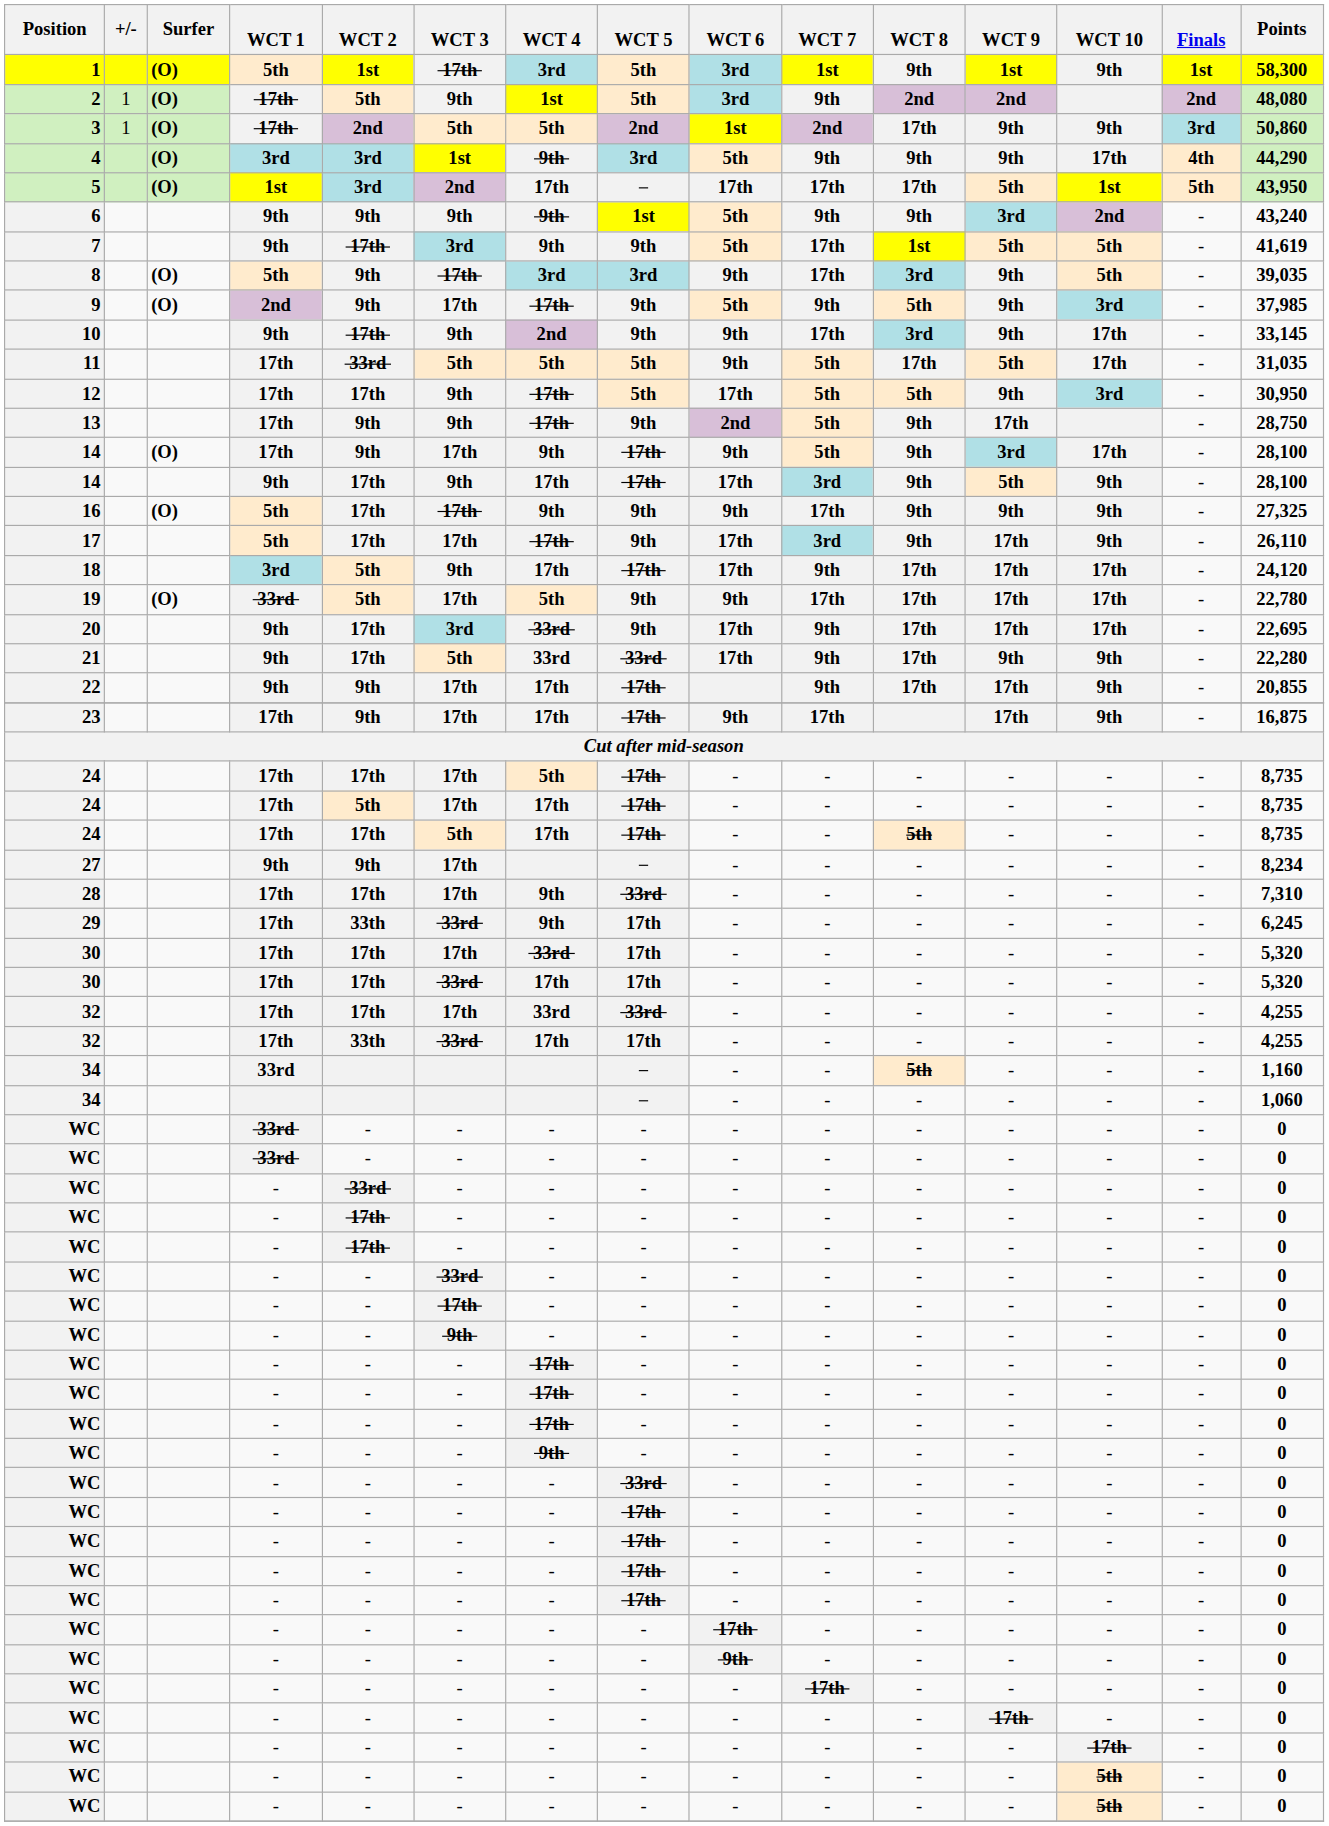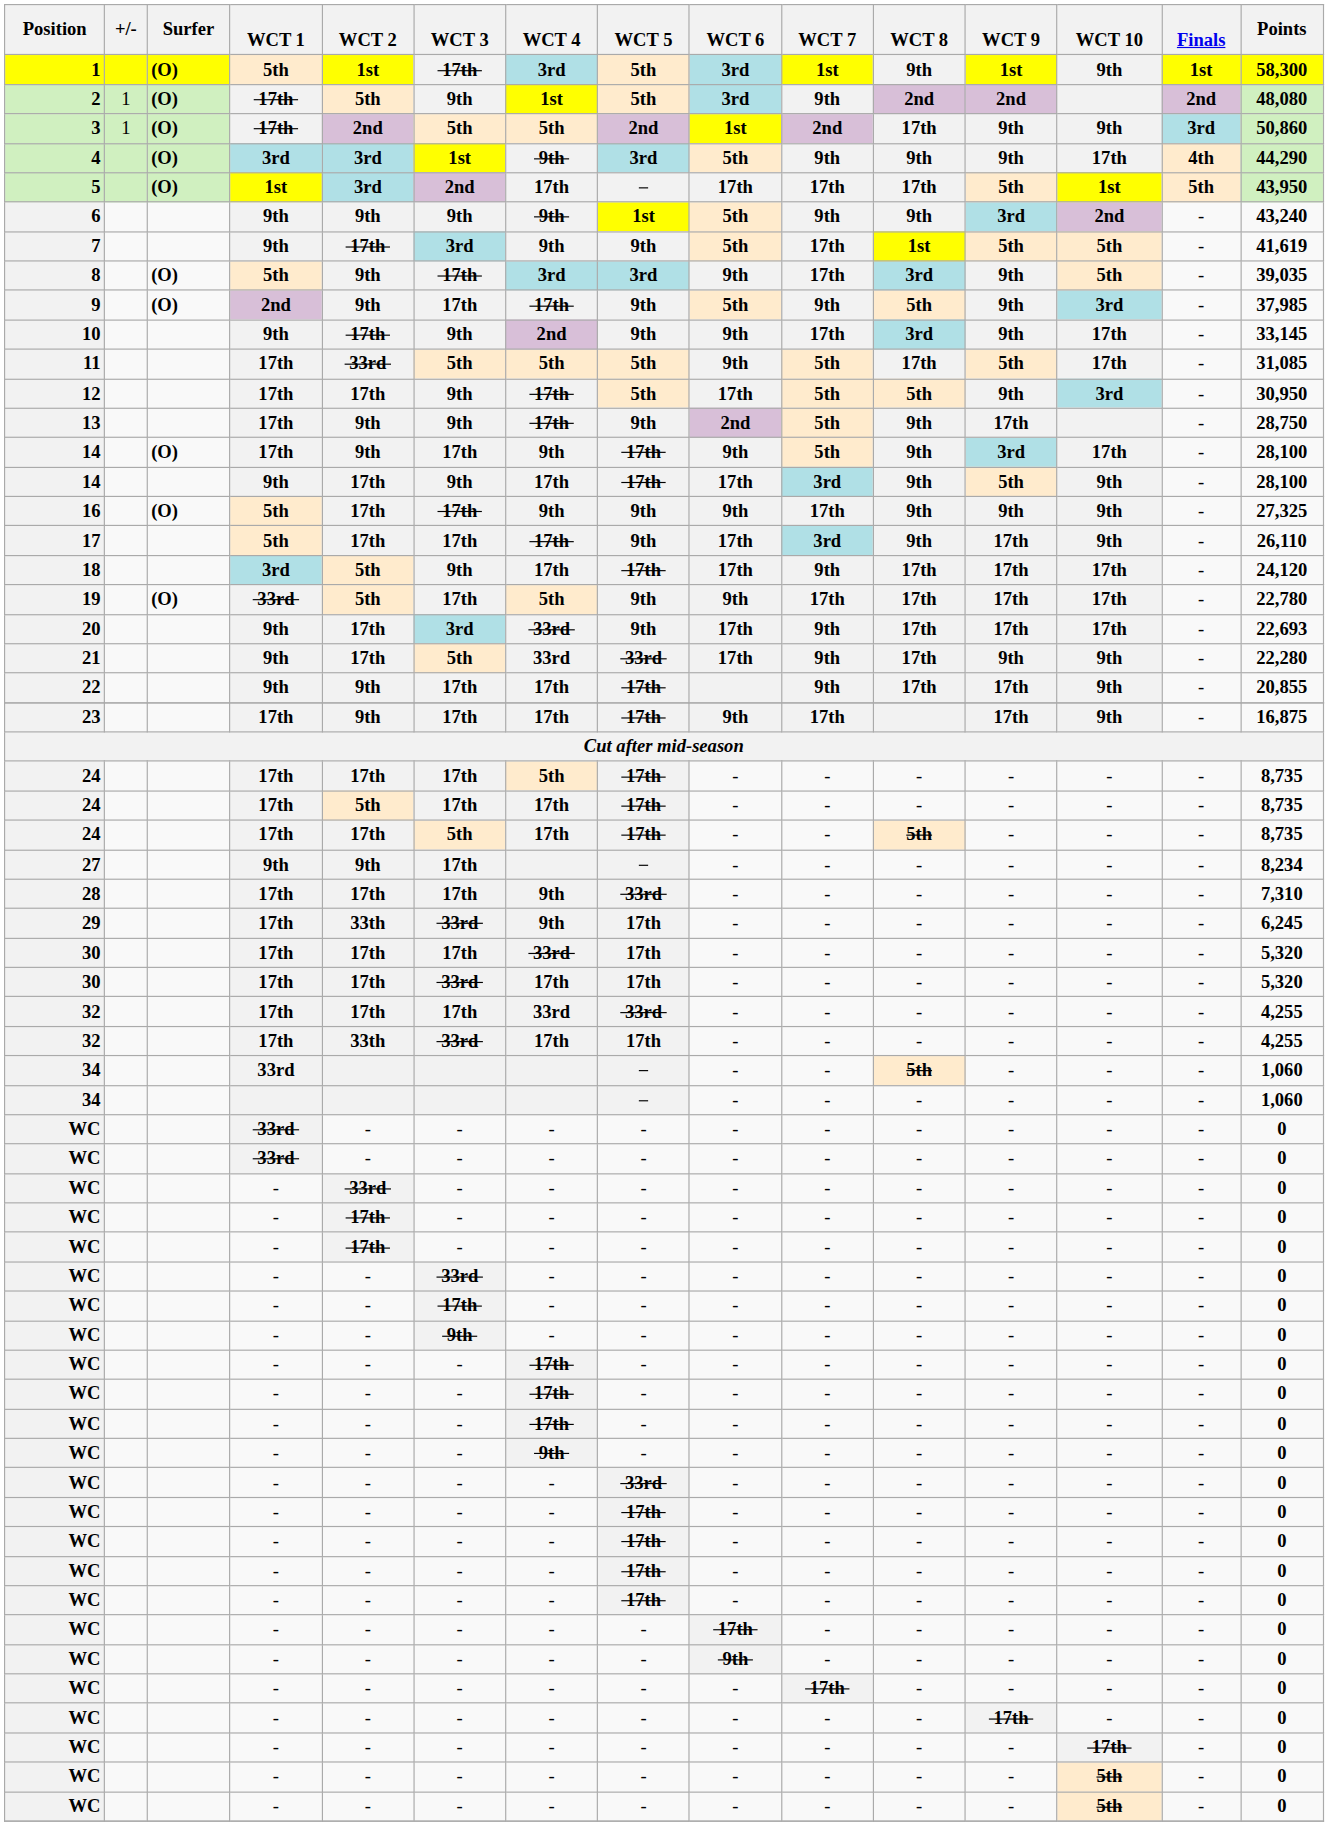(1282, 363) 31,035 -> (1282, 363) 31,085
(1282, 628) 22,695 -> (1282, 628) 22,693
(1282, 1070) 1,160 -> (1282, 1070) 1,060
